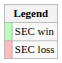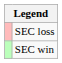rows swapped: (34, 31) <-> (35, 50)
